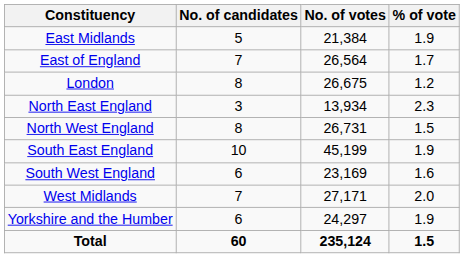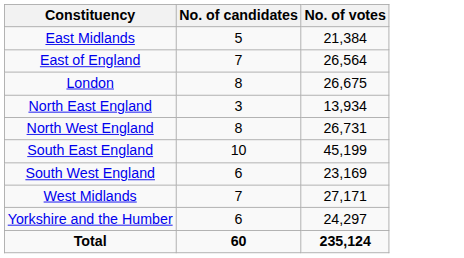- column: (424, 15)
